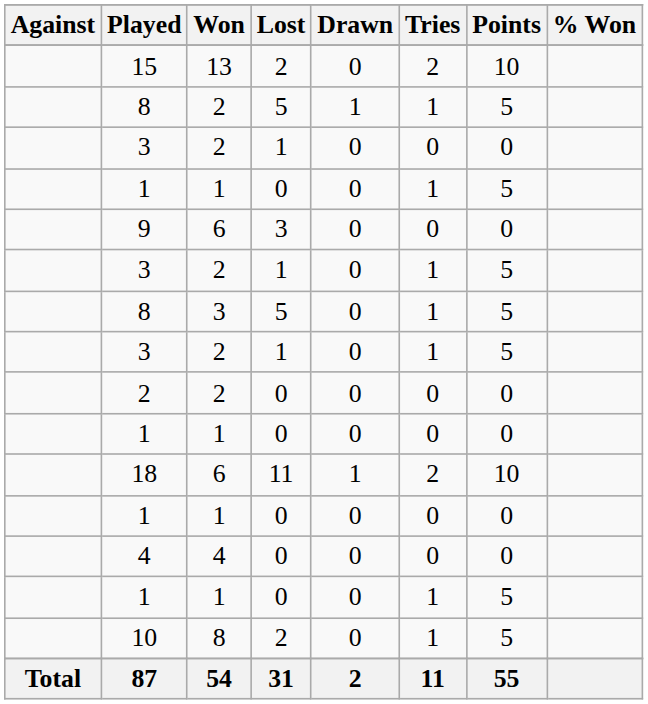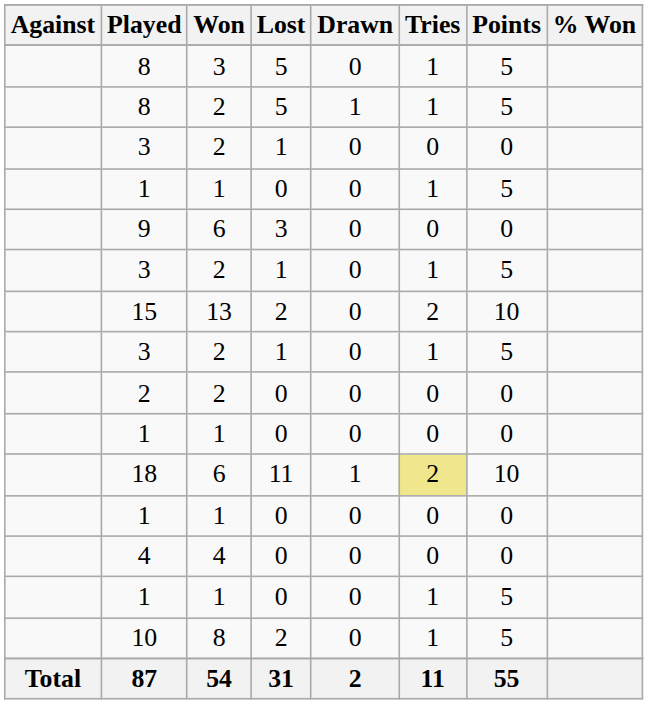rows swapped: (144, 65) <-> (144, 310)
(433, 474) no background -> (433, 474) khaki background
